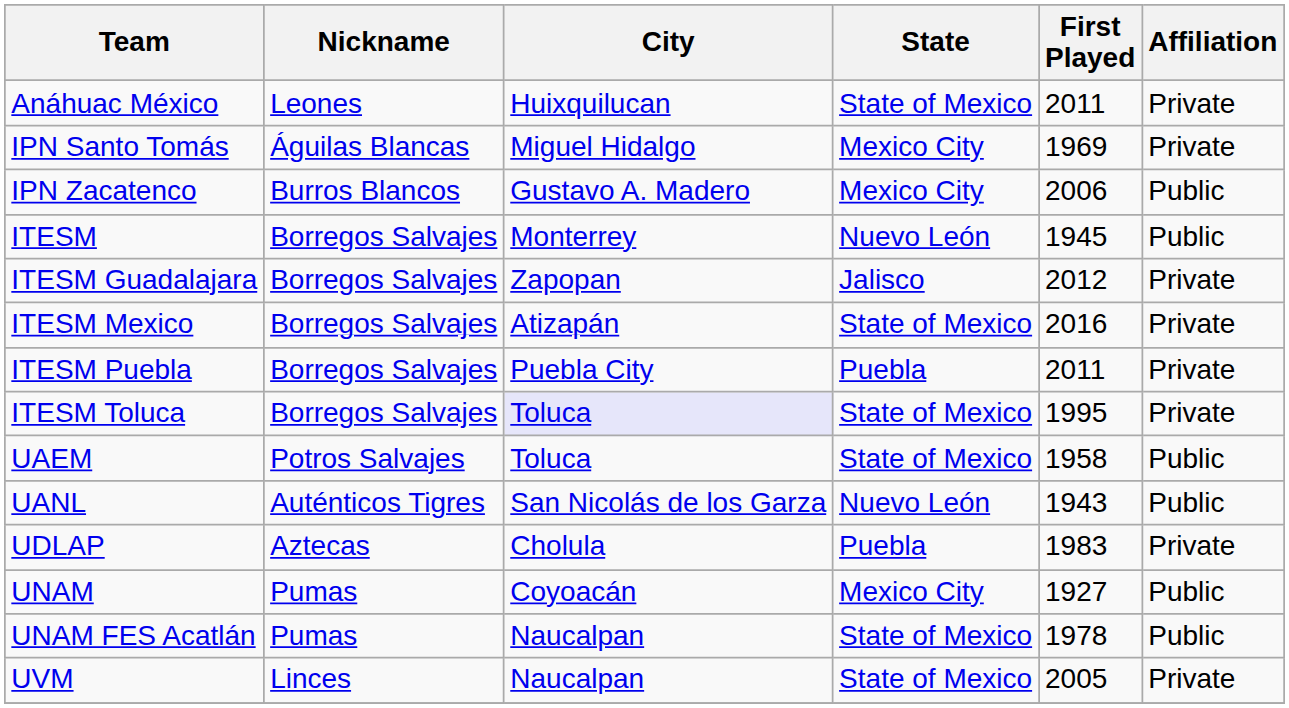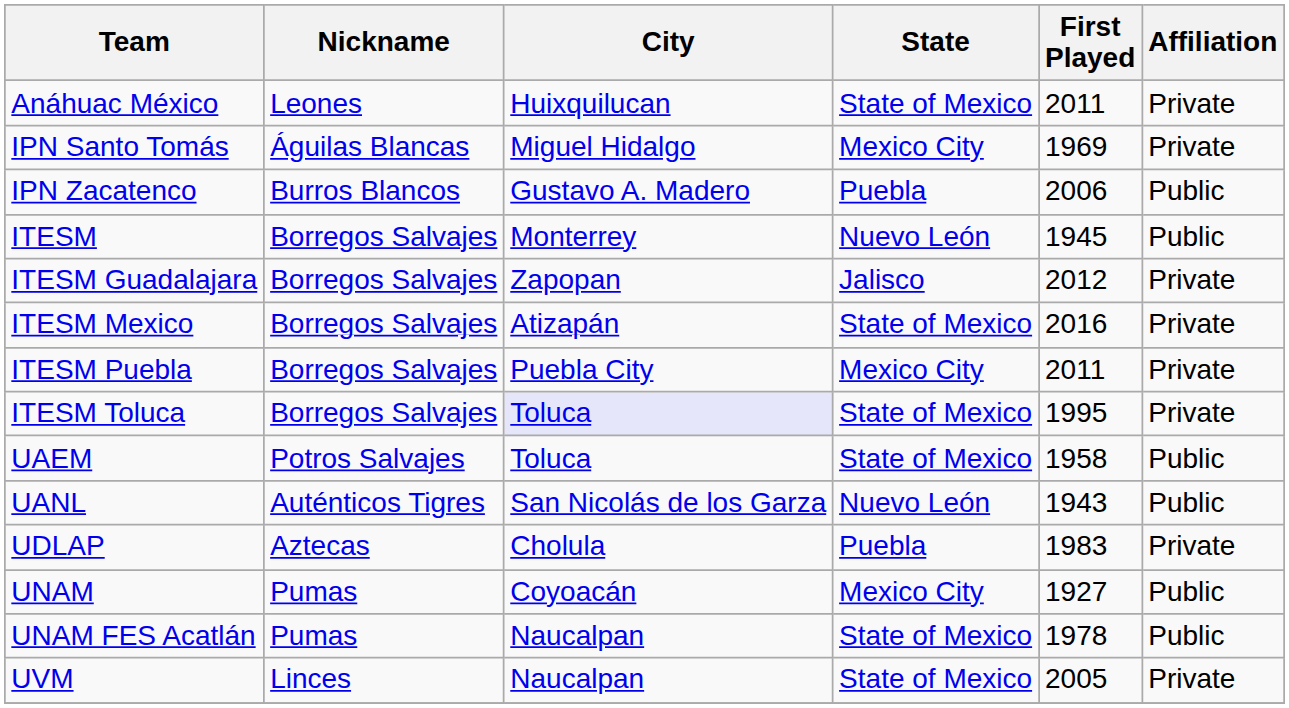(911, 191) Mexico City -> (883, 191) Puebla
(883, 369) Puebla -> (911, 369) Mexico City
